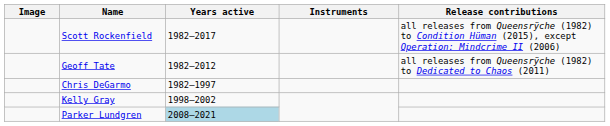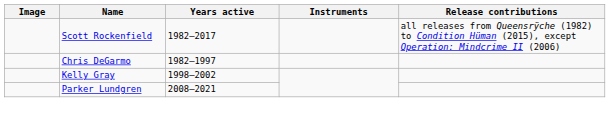- row: (88, 66)
(192, 114) lightblue background -> (192, 90) no background
